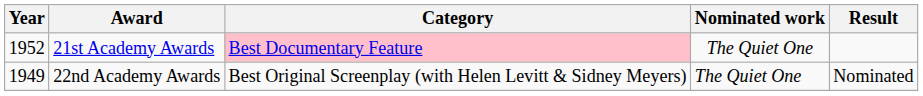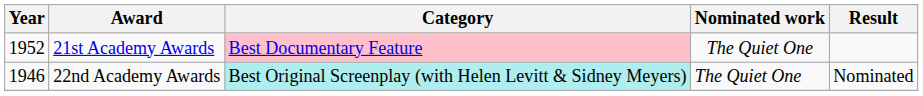(27, 76) 1949 -> (27, 76) 1946
(458, 76) no background -> (458, 76) paleturquoise background
